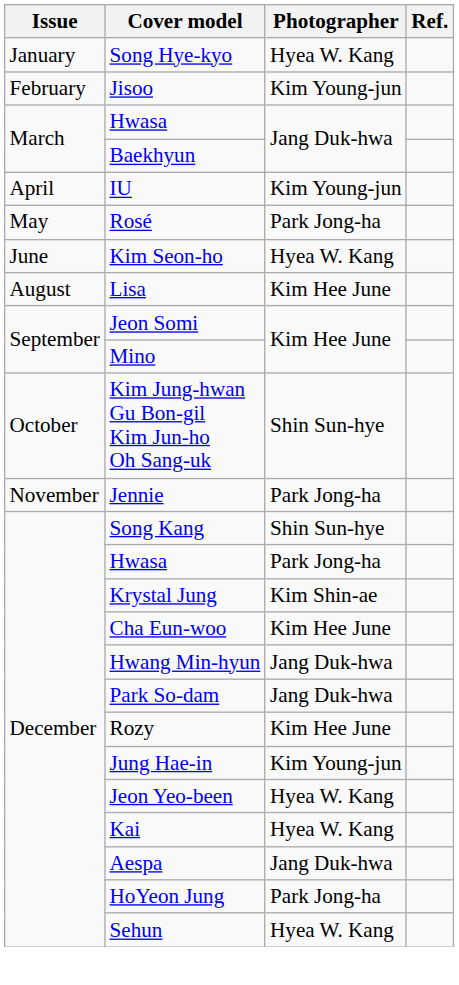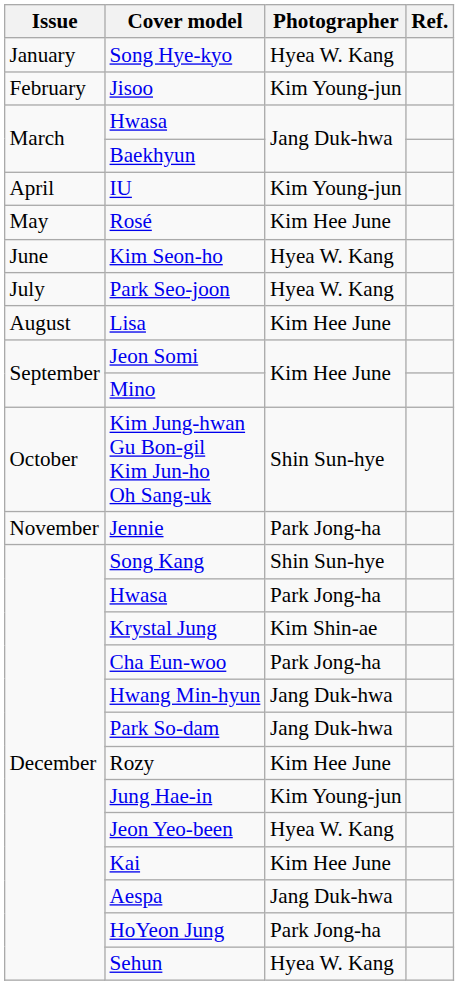(326, 222) Park Jong-ha -> (330, 222) Kim Hee June
+ row: (27, 289)
(330, 628) Kim Hee June -> (326, 661) Park Jong-ha
(332, 829) Hyea W. Kang -> (330, 862) Kim Hee June
